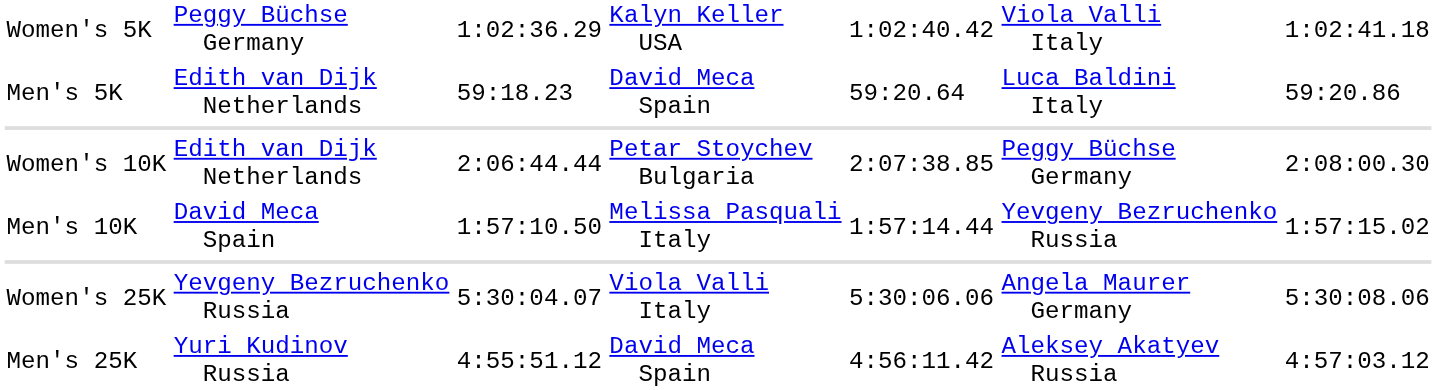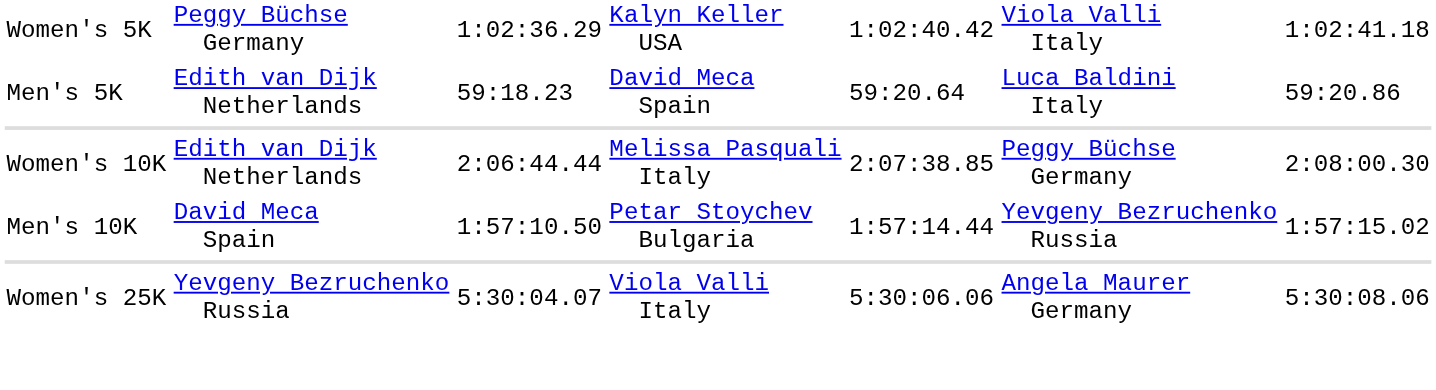(711, 163) Petar Stoychev Bulgaria -> (725, 163) Melissa Pasquali Italy
(725, 227) Melissa Pasquali Italy -> (711, 227) Petar Stoychev Bulgaria
- row: (72, 361)
